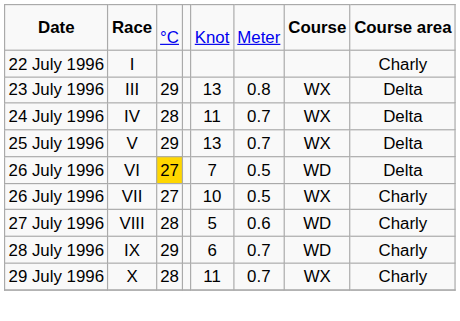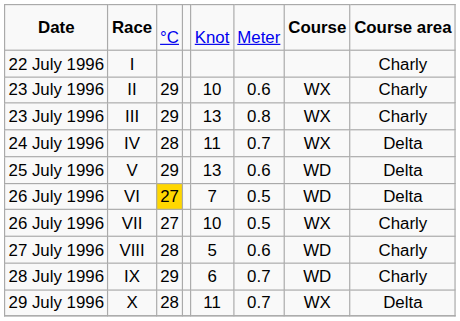+ row: (132, 90)
(403, 90) Delta -> (403, 117) Charly
(259, 143) 0.7 -> (259, 170) 0.6
(317, 143) WX -> (317, 170) WD
(403, 277) Charly -> (403, 303) Delta
